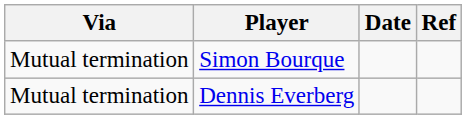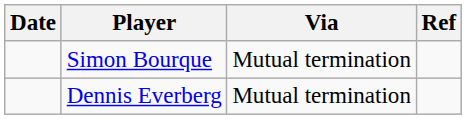columns swapped: (388, 22) <-> (99, 22)
